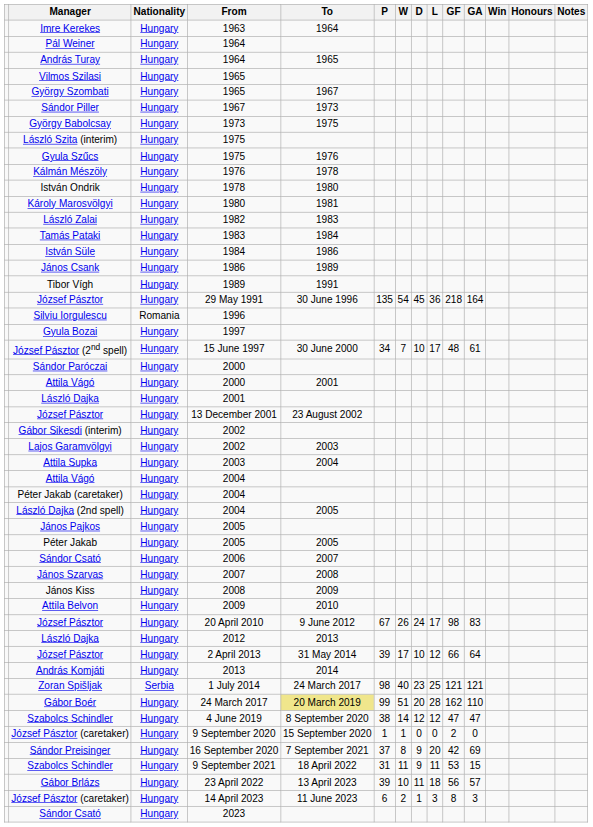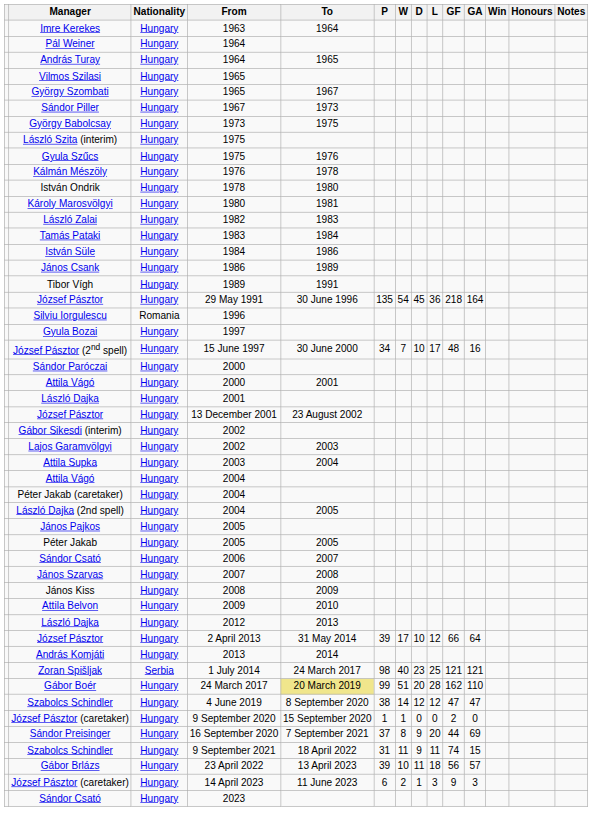(475, 349) 61 -> (475, 349) 16
- row: (70, 622)
(454, 750) 42 -> (454, 734) 44
(454, 766) 53 -> (454, 750) 74
(454, 798) 8 -> (454, 782) 9
